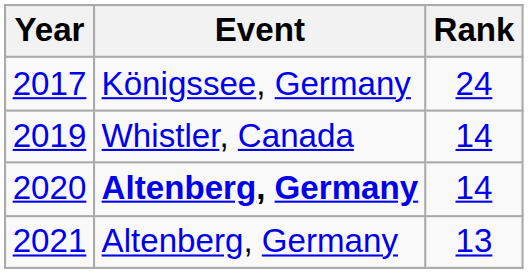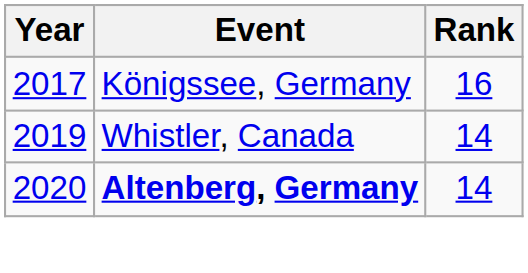(474, 83) 24 -> (474, 83) 16
- row: (50, 240)
